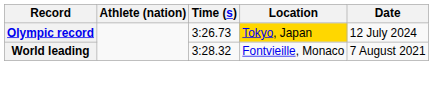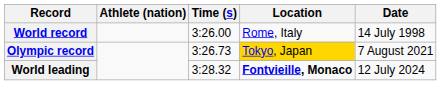+ row: (51, 32)
(383, 32) 12 July 2024 -> (396, 51) 7 August 2021
(293, 51) normal -> (297, 70) bold
(388, 51) 7 August 2021 -> (391, 70) 12 July 2024
